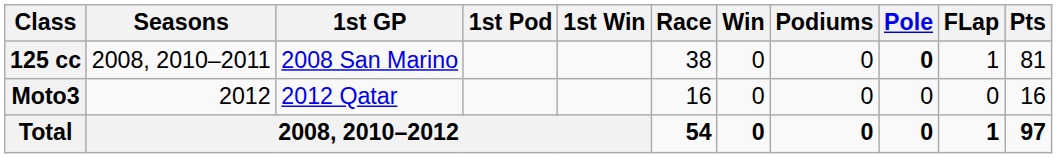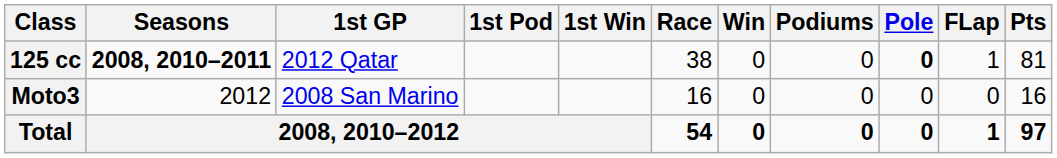(181, 59) normal -> (181, 59) bold
(370, 59) 2008 San Marino -> (340, 59) 2012 Qatar
(339, 96) 2012 Qatar -> (370, 96) 2008 San Marino
